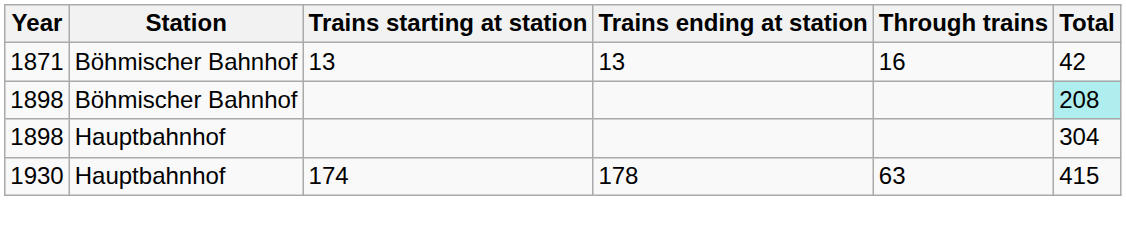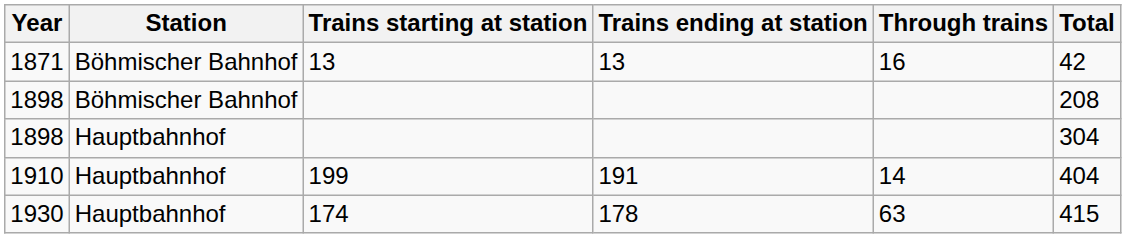(1079, 99) paleturquoise background -> (1079, 99) no background
+ row: (37, 175)
